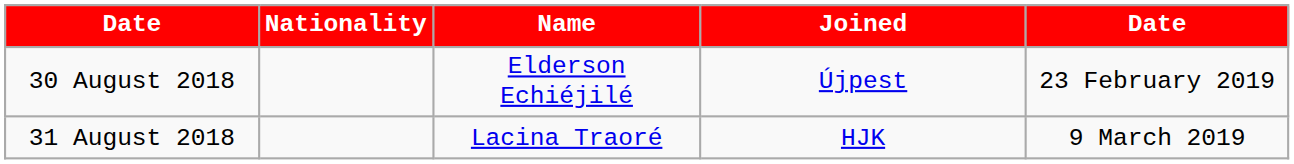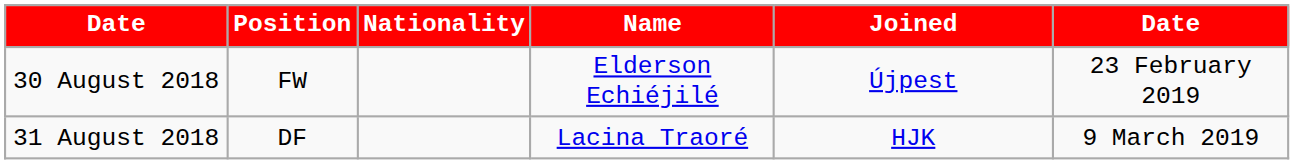+ column: (292, 25)
